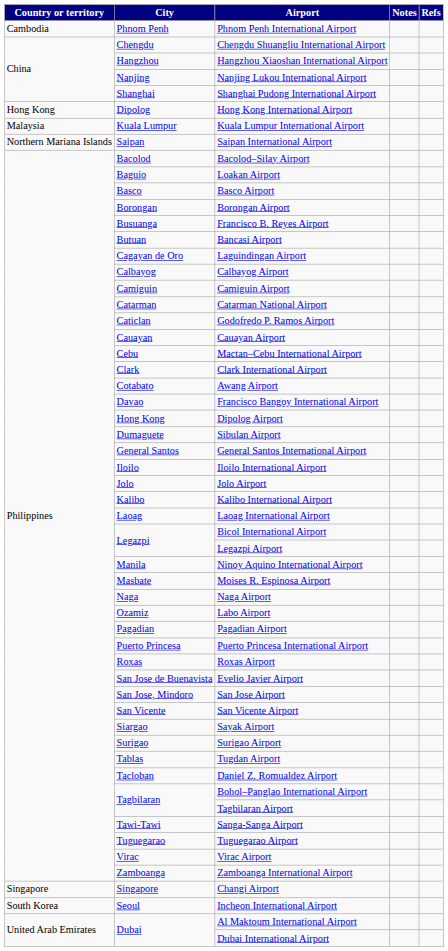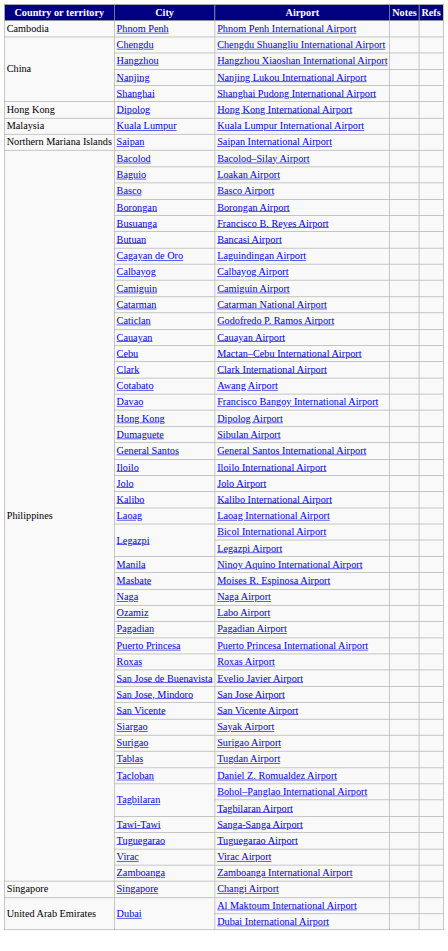- row: (277, 905)
